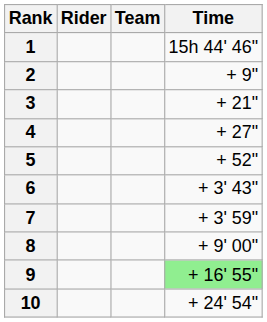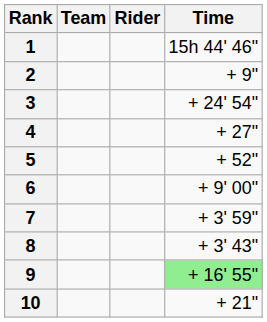columns swapped: (84, 18) <-> (138, 18)
(237, 103) + 21" -> (223, 103) + 24' 54"
(228, 189) + 3' 43" -> (228, 189) + 9' 00"
(228, 246) + 9' 00" -> (228, 246) + 3' 43"
(223, 302) + 24' 54" -> (237, 302) + 21"
